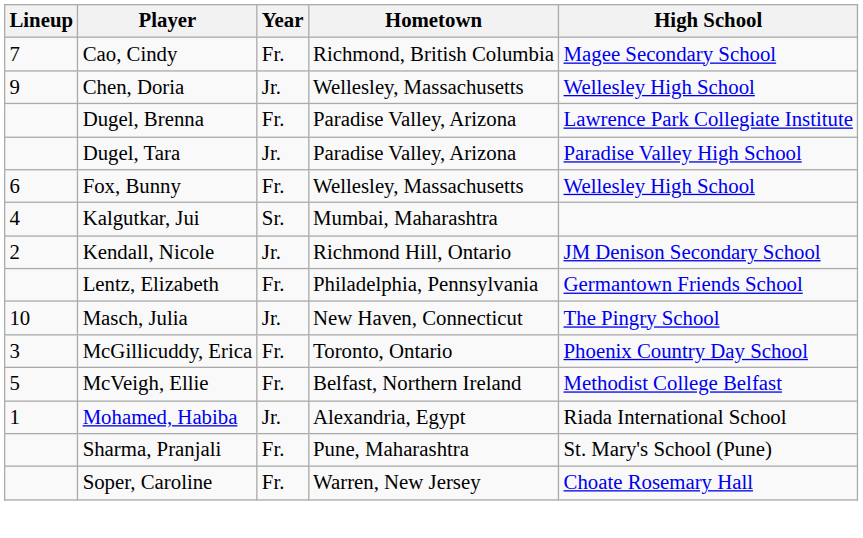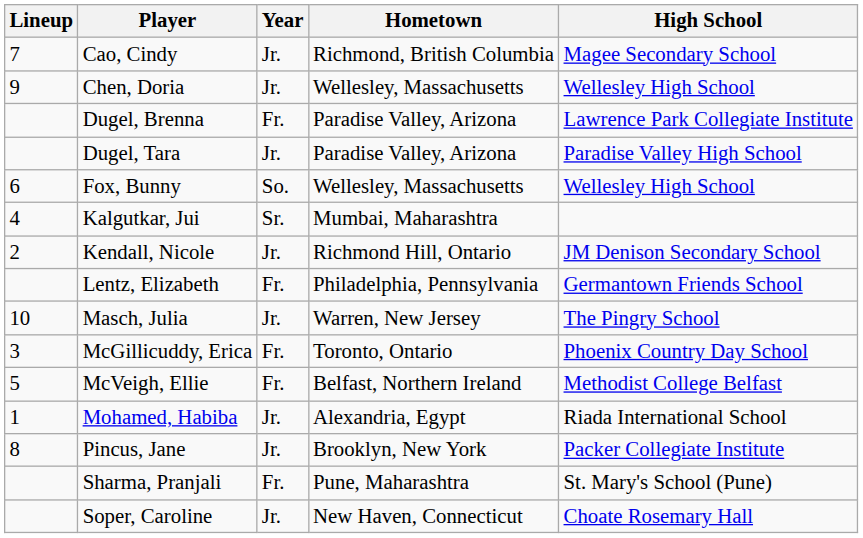(273, 53) Fr. -> (271, 53) Jr.
(273, 185) Fr. -> (275, 185) So.
(418, 317) New Haven, Connecticut -> (397, 317) Warren, New Jersey
+ row: (134, 449)
(273, 482) Fr. -> (271, 515) Jr.
(397, 482) Warren, New Jersey -> (418, 515) New Haven, Connecticut
